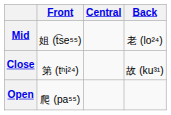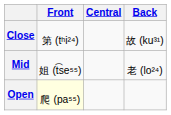rows swapped: (21, 65) <-> (21, 35)
(60, 100) no background -> (60, 100) lightyellow background
